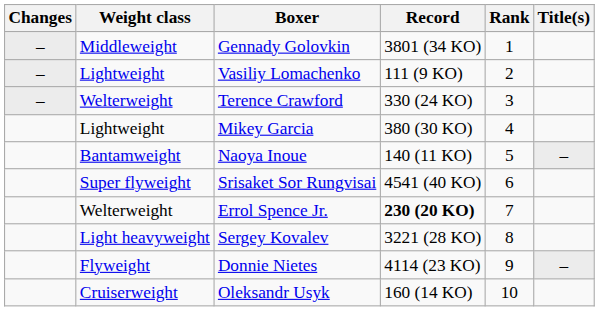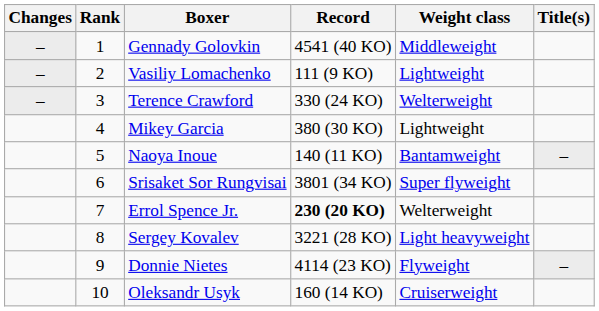columns swapped: (509, 18) <-> (145, 18)
(433, 45) 3801 (34 KO) -> (343, 45) 4541 (40 KO)
(433, 182) 4541 (40 KO) -> (343, 182) 3801 (34 KO)
